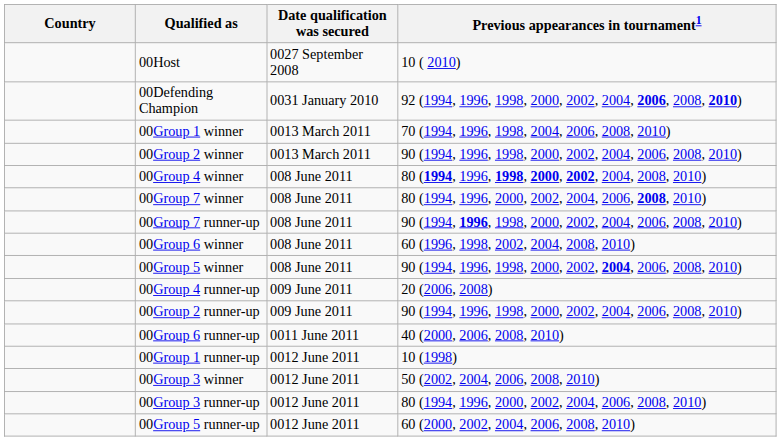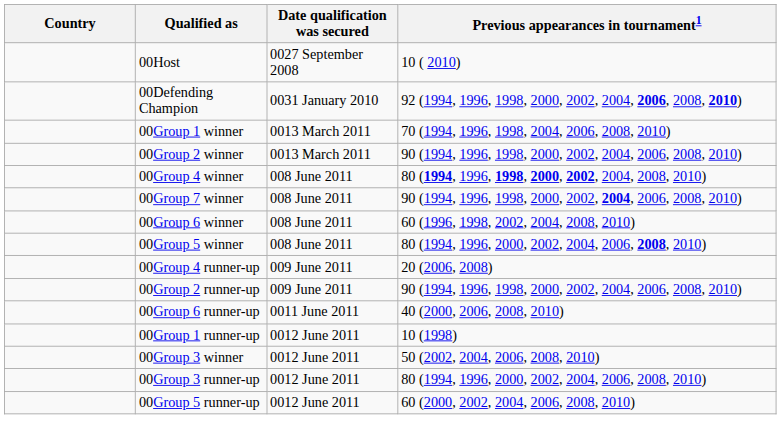(554, 199) 80 (1994, 1996, 2000, 2002, 2004, 2006, 2008, 2010) -> (572, 199) 90 (1994, 1996, 1998, 2000, 2002, 2004, 2006, 2008, 2010)
- row: (199, 221)
(572, 267) 90 (1994, 1996, 1998, 2000, 2002, 2004, 2006, 2008, 2010) -> (554, 244) 80 (1994, 1996, 2000, 2002, 2004, 2006, 2008, 2010)
